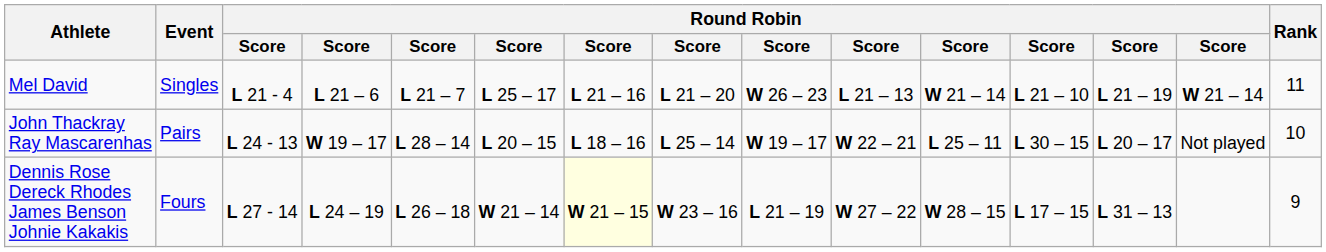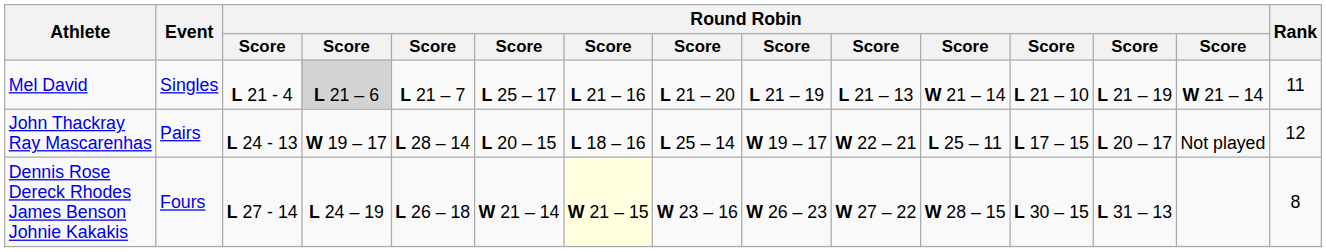(346, 95) no background -> (346, 95) lightgrey background
(787, 95) W 26 – 23 -> (787, 95) L 21 – 19
(1051, 143) L 30 – 15 -> (1051, 143) L 17 – 15
(1295, 133) 10 -> (1295, 133) 12
(787, 212) L 21 – 19 -> (787, 212) W 26 – 23
(1051, 212) L 17 – 15 -> (1051, 212) L 30 – 15
(1295, 202) 9 -> (1295, 202) 8
